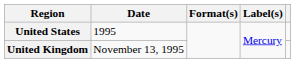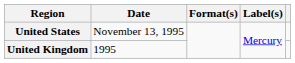(105, 31) 1995 -> (139, 31) November 13, 1995
(139, 49) November 13, 1995 -> (105, 49) 1995
